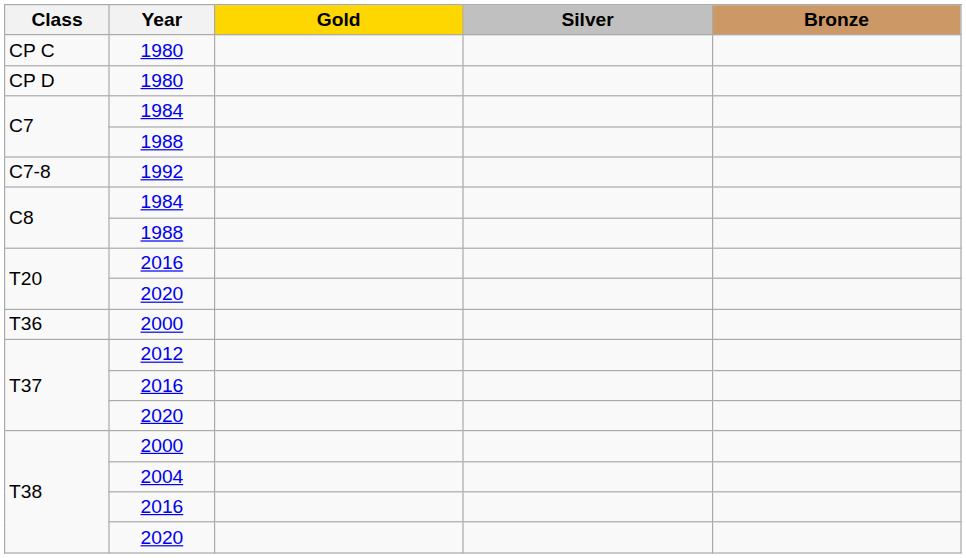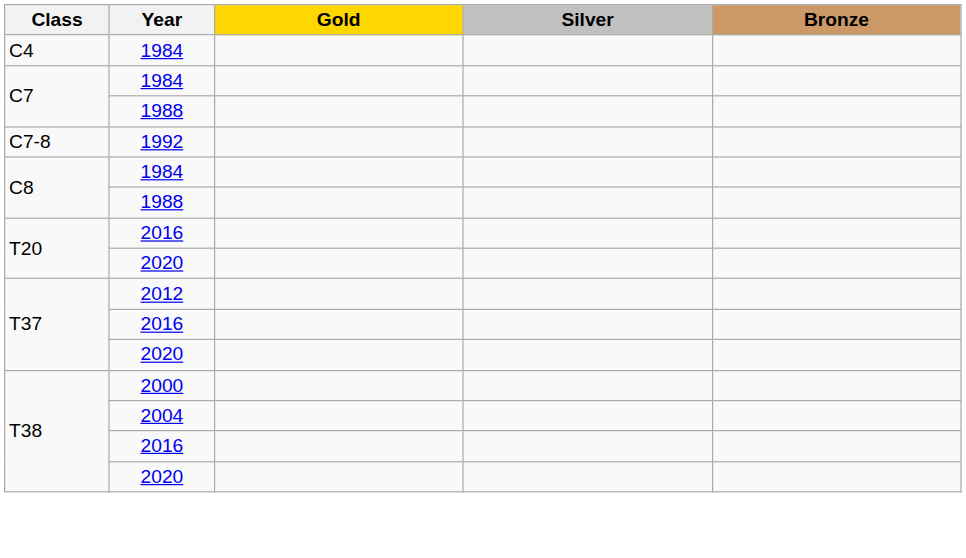- row: (32, 50)
- row: (32, 80)
+ row: (21, 50)
- row: (26, 324)
